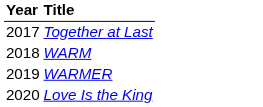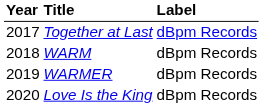+ column: (176, 10)
